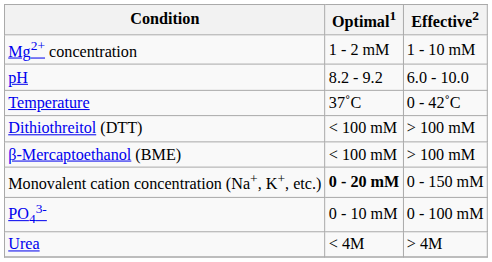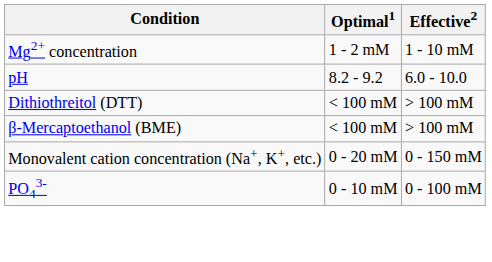- row: (49, 102)
(364, 182) bold -> (363, 156) normal
- row: (24, 244)
